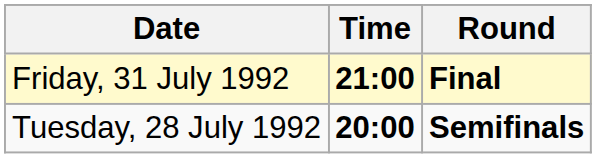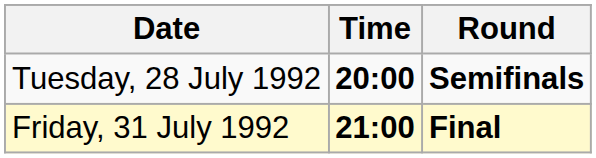rows swapped: (167, 127) <-> (151, 78)
